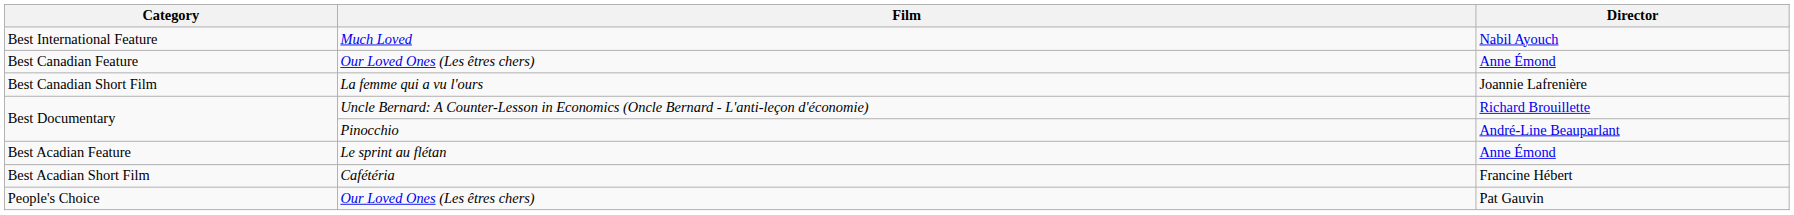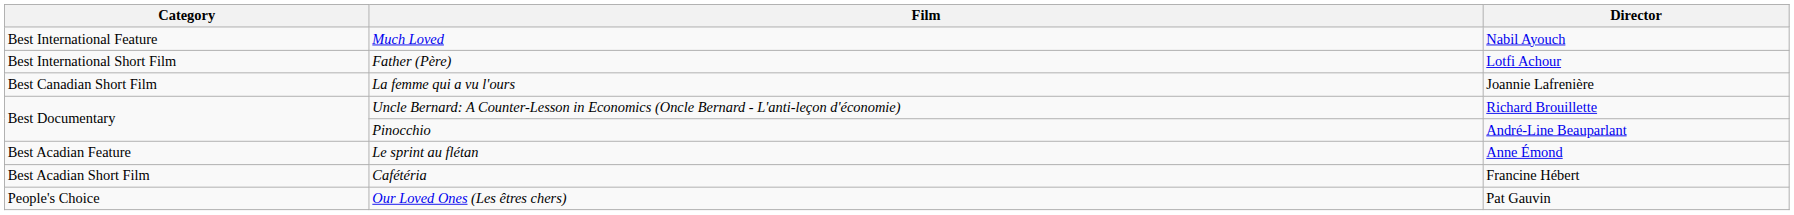+ row: (92, 61)
- row: (73, 61)
